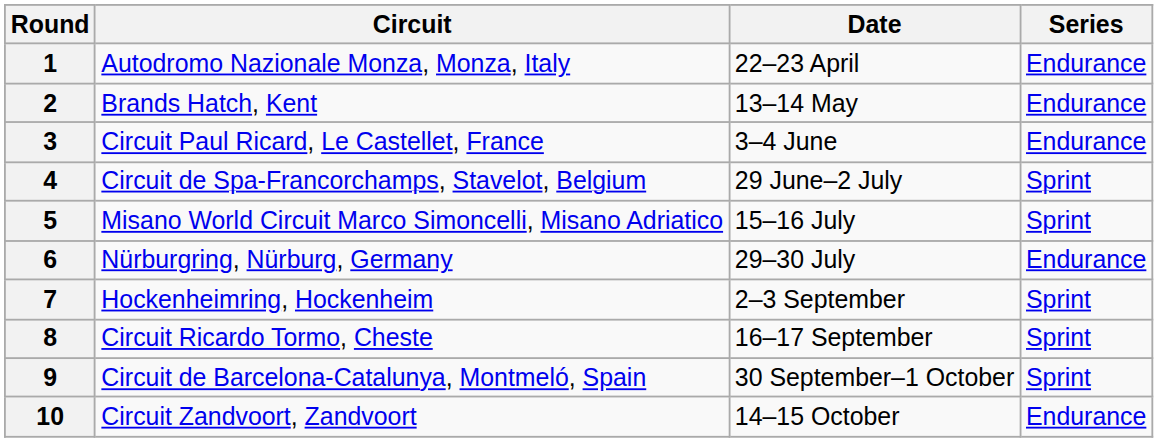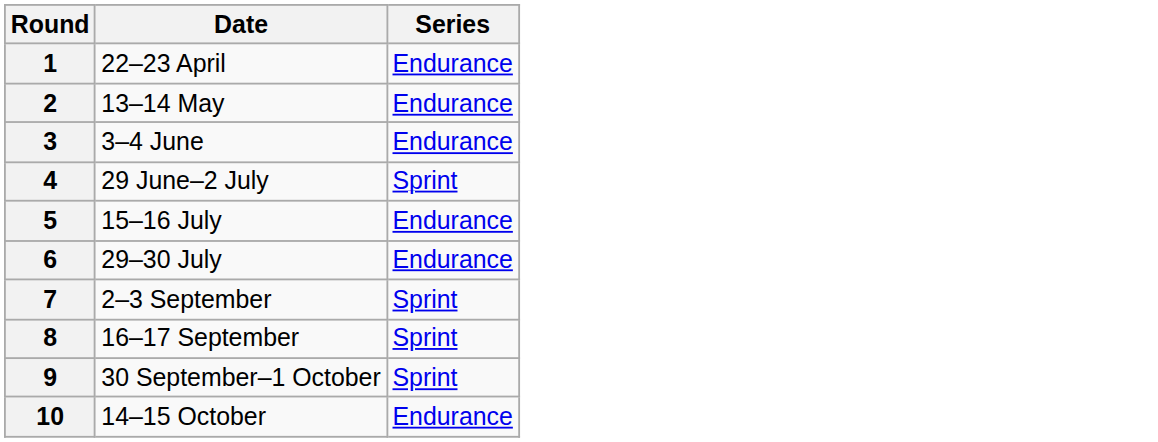- column: (412, 24)
(1058, 220) Sprint -> (453, 220) Endurance
